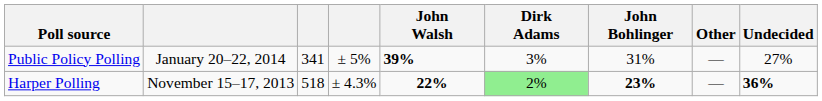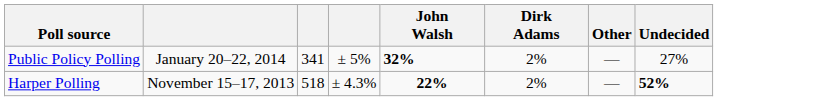- column: (640, 25)
(399, 58) 39% -> (399, 58) 32%
(536, 58) 3% -> (536, 58) 2%
(536, 83) lightgreen background -> (536, 83) no background
(758, 83) 36% -> (654, 83) 52%
